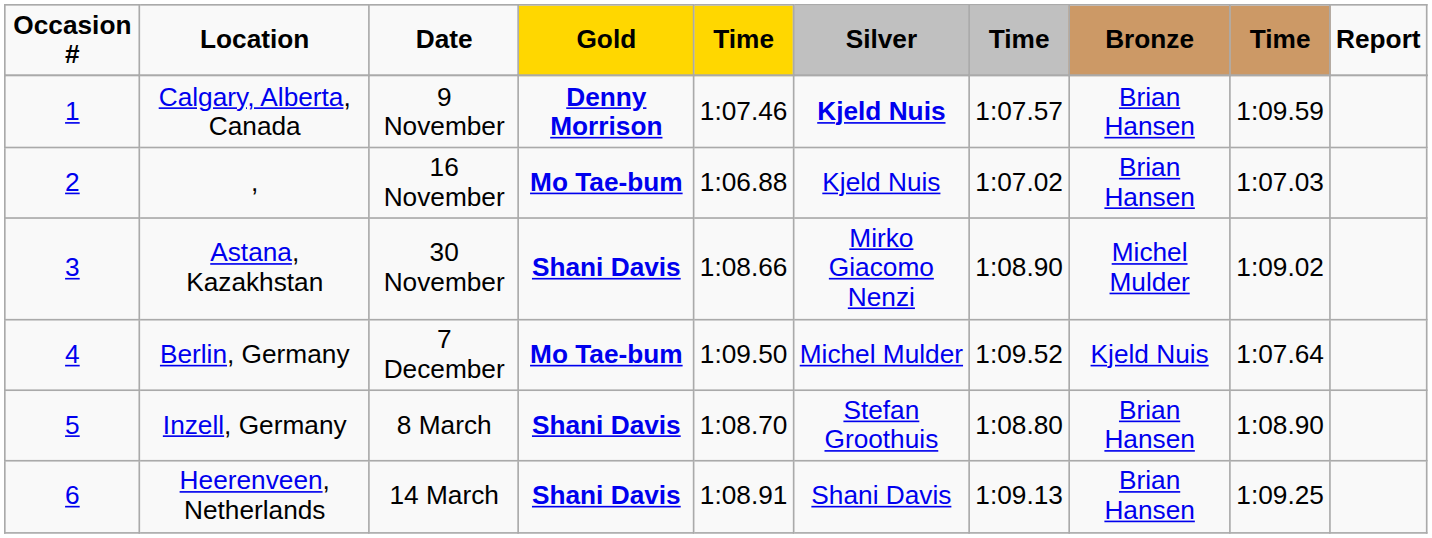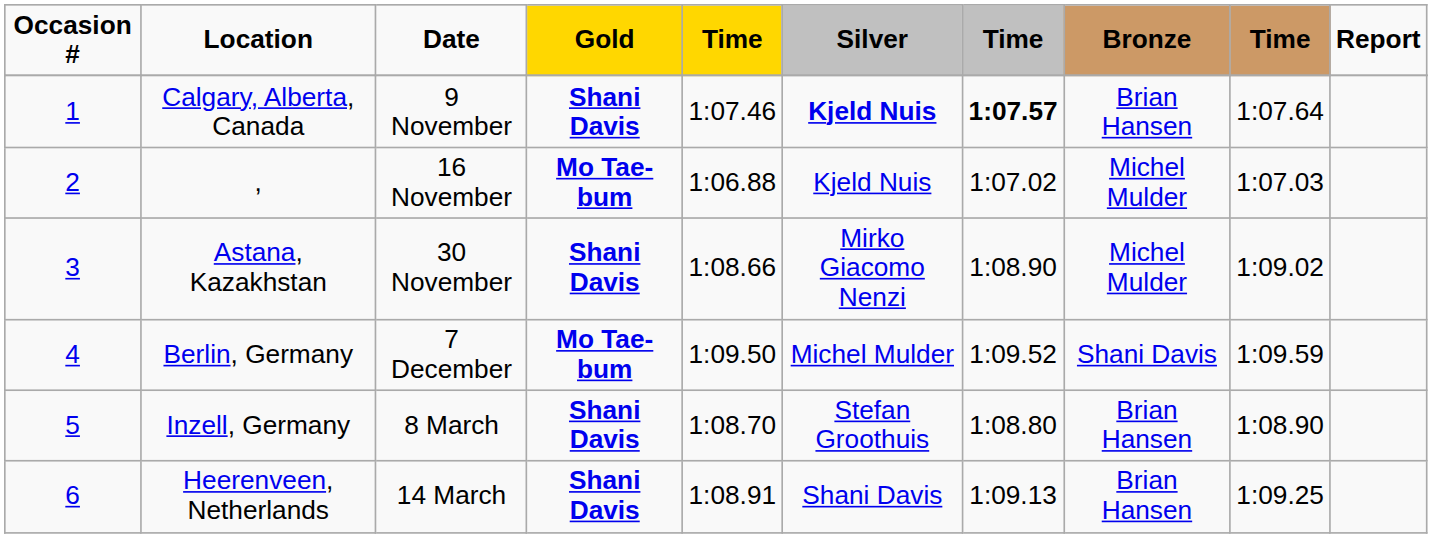(606, 111) Denny Morrison -> (605, 111) Shani Davis
(1019, 111) normal -> (1013, 111) bold
(1280, 111) 1:09.59 -> (1280, 111) 1:07.64
(1150, 182) Brian Hansen -> (1147, 182) Michel Mulder
(1150, 354) Kjeld Nuis -> (1147, 354) Shani Davis
(1280, 354) 1:07.64 -> (1280, 354) 1:09.59
